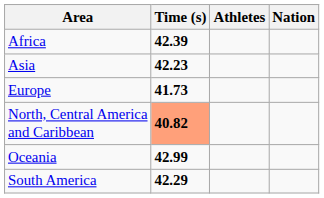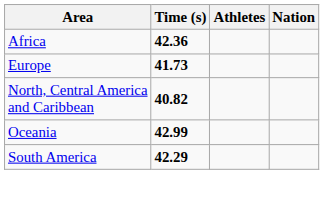(171, 41) 42.39 -> (171, 41) 42.36
- row: (22, 66)
(171, 123) lightsalmon background -> (171, 99) no background
